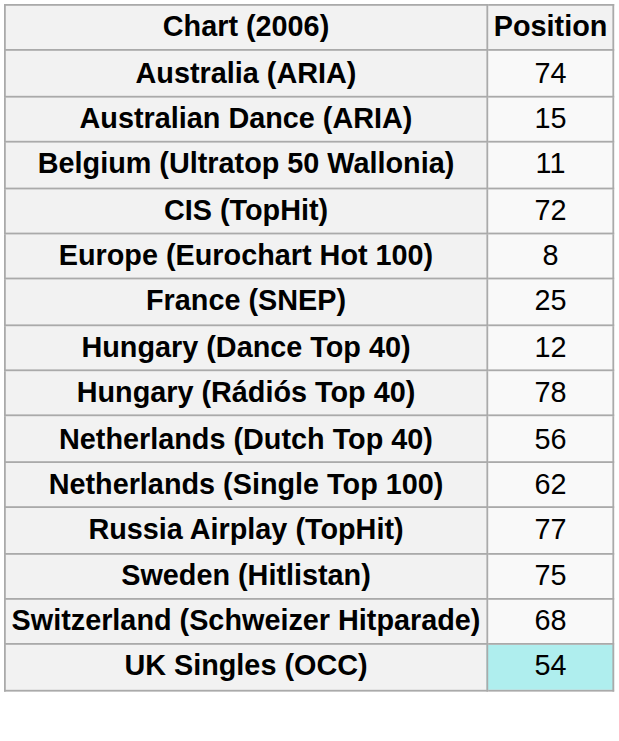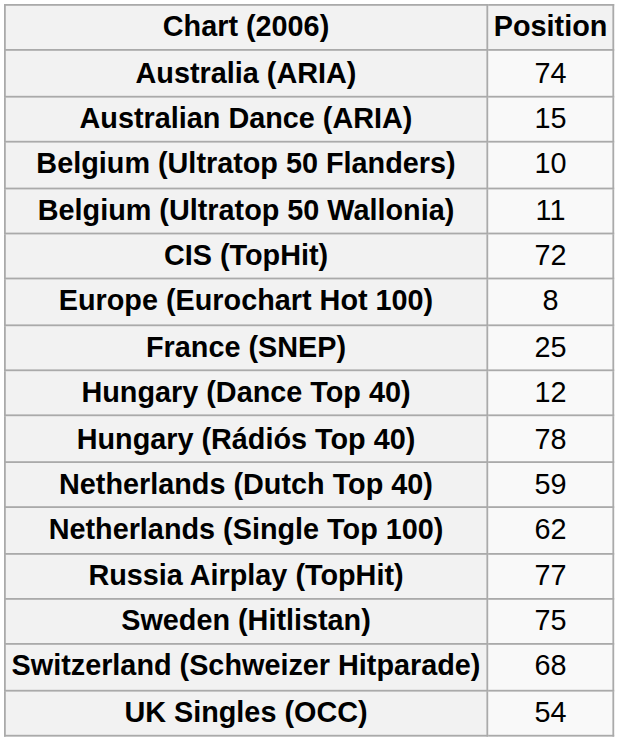+ row: (246, 164)
(551, 438) 56 -> (551, 484) 59
(551, 666) paleturquoise background -> (551, 712) no background
